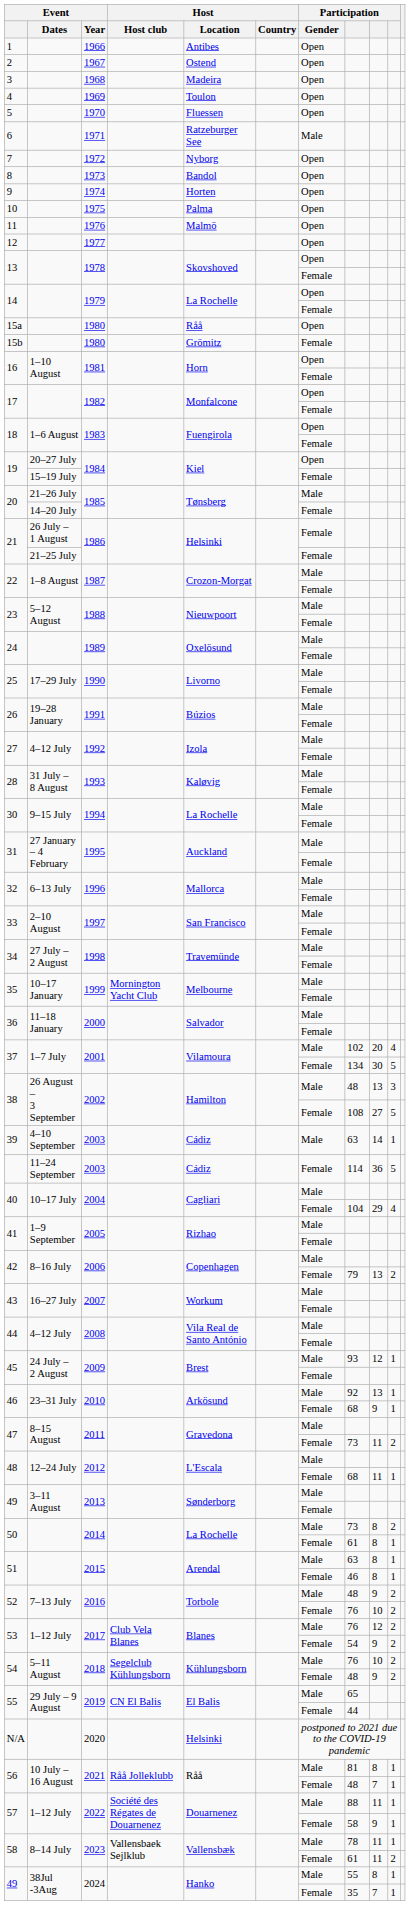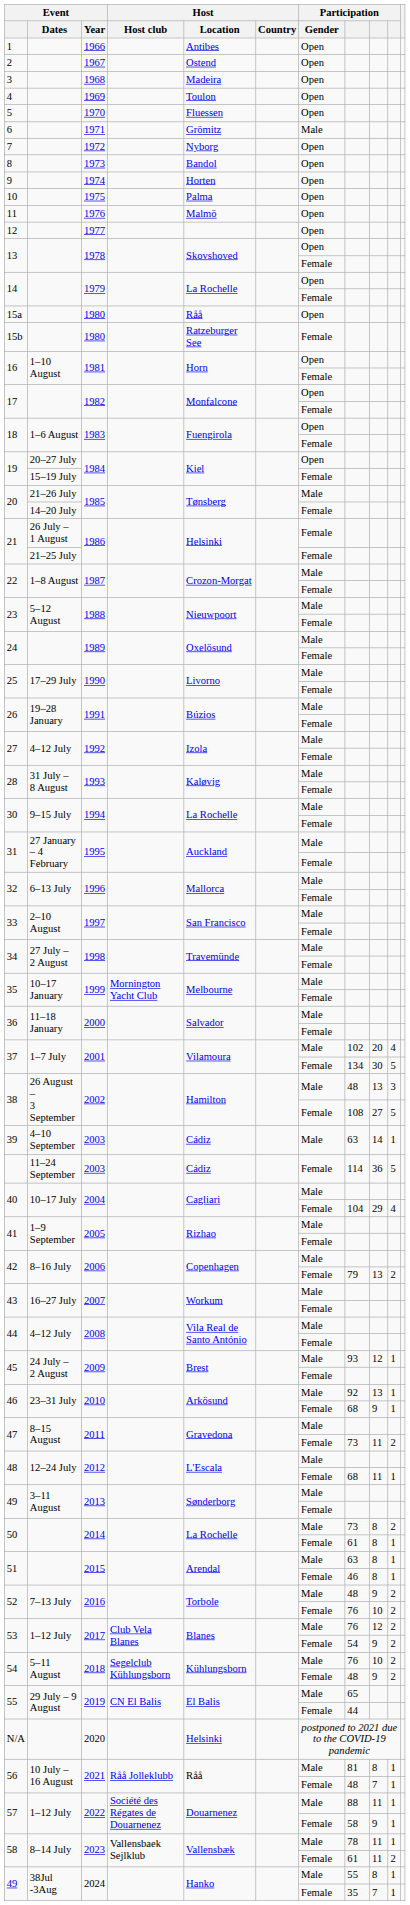(212, 136) Ratzeburger See -> (204, 130) Grömitz
(204, 342) Grömitz -> (212, 337) Ratzeburger See
